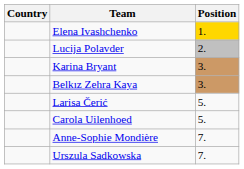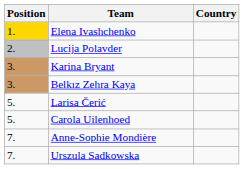columns swapped: (217, 13) <-> (27, 13)
